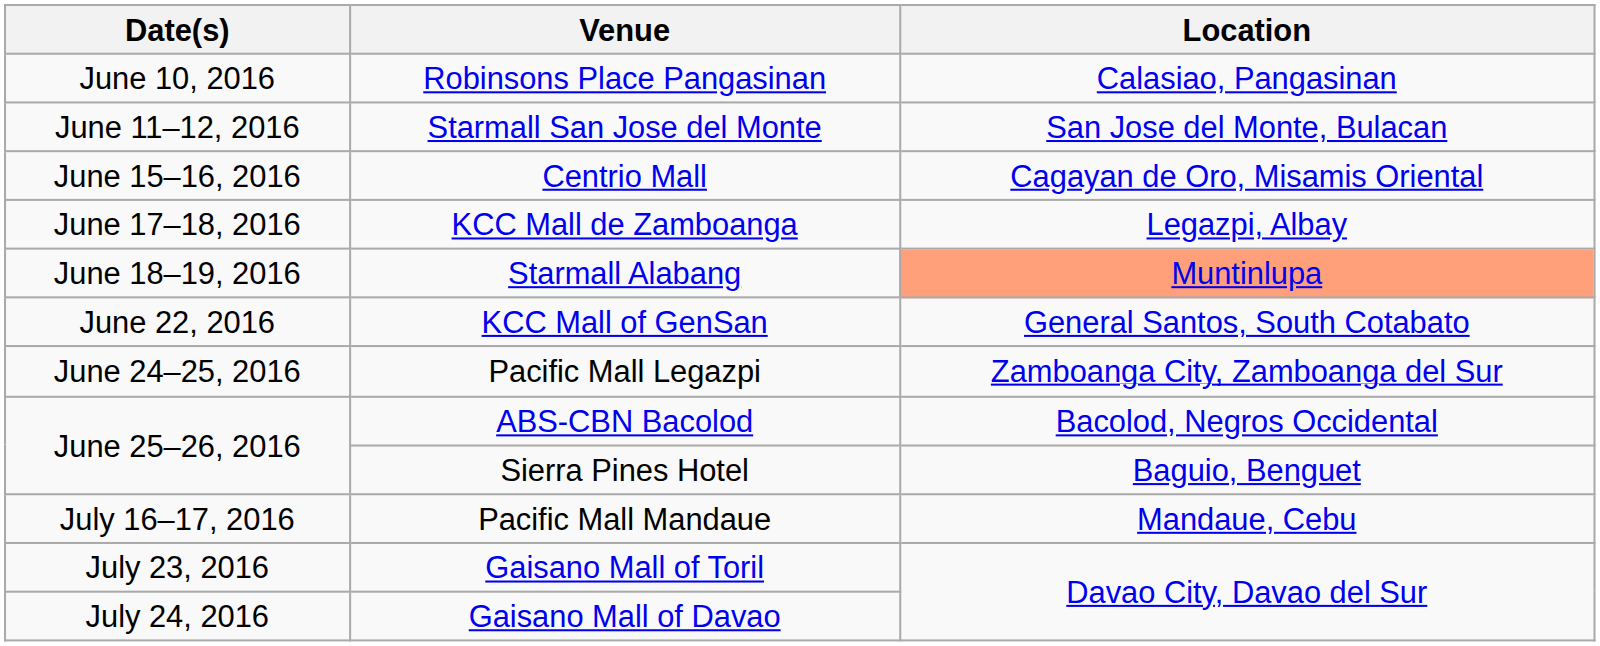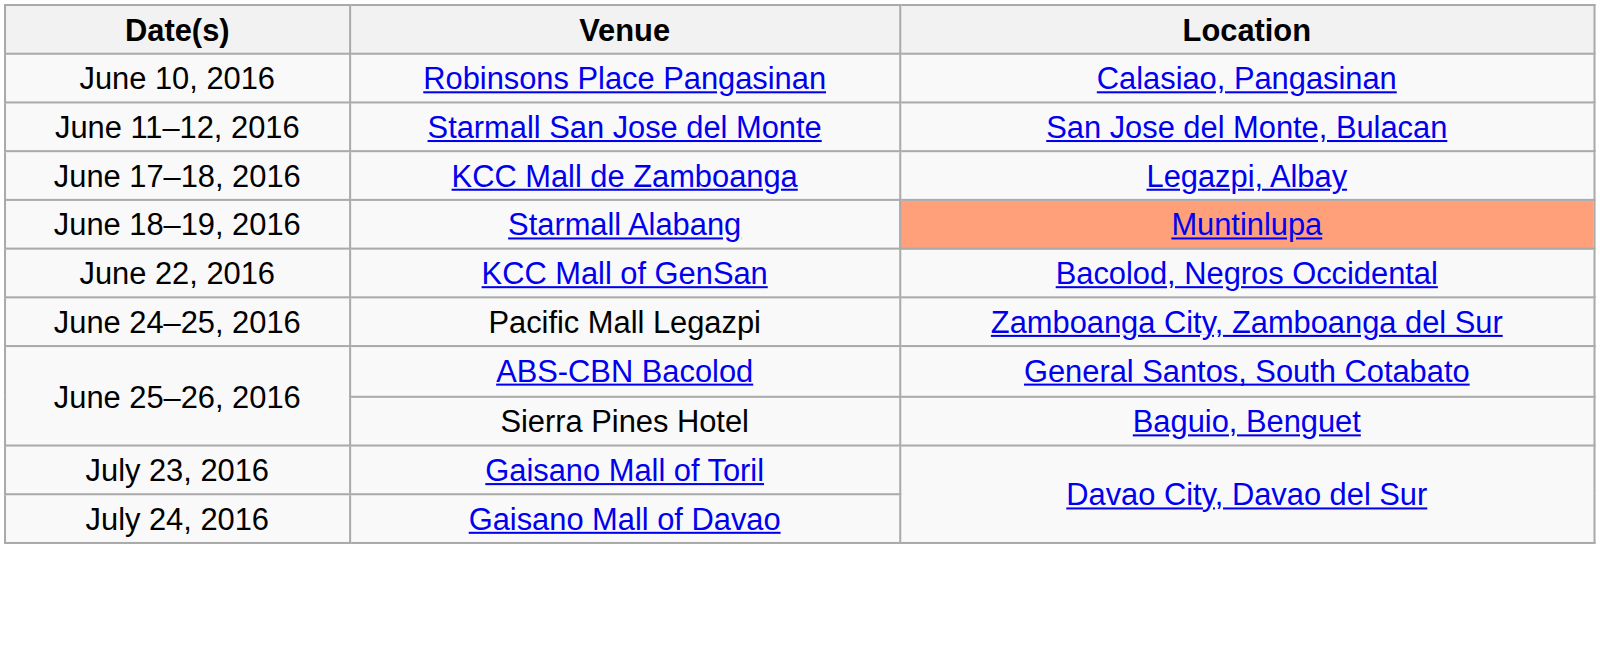- row: (625, 176)
(1247, 323) General Santos, South Cotabato -> (1247, 274) Bacolod, Negros Occidental
(1247, 420) Bacolod, Negros Occidental -> (1247, 372) General Santos, South Cotabato
- row: (625, 518)
